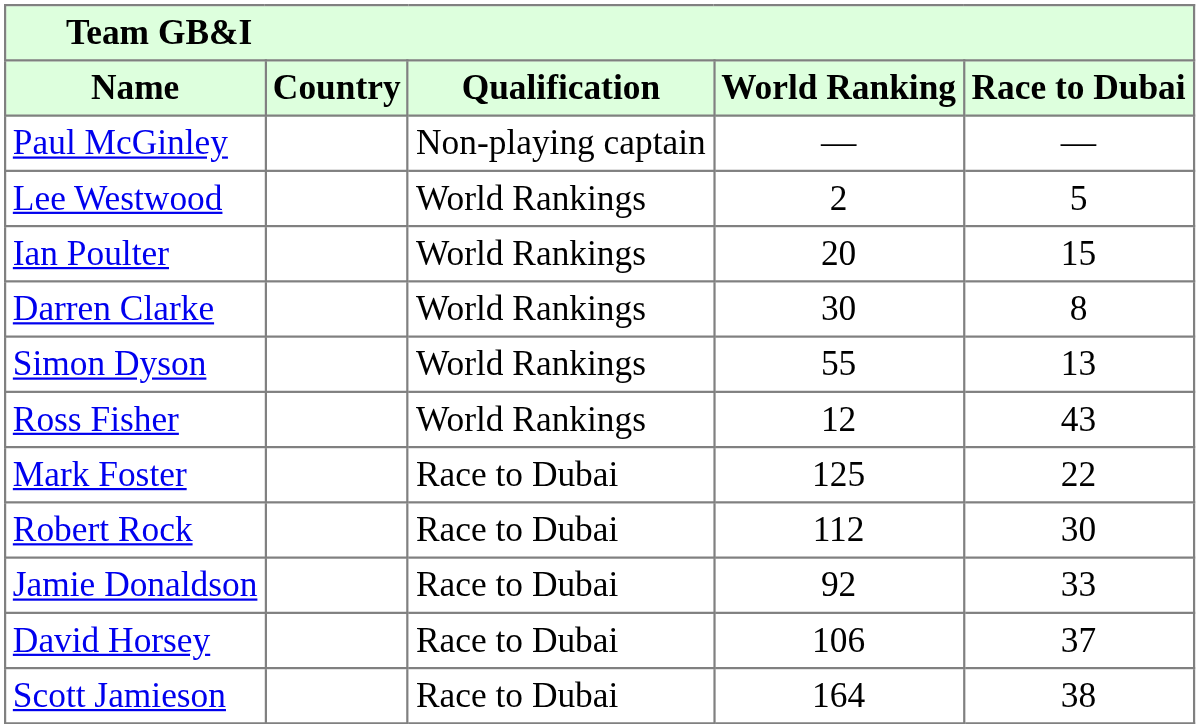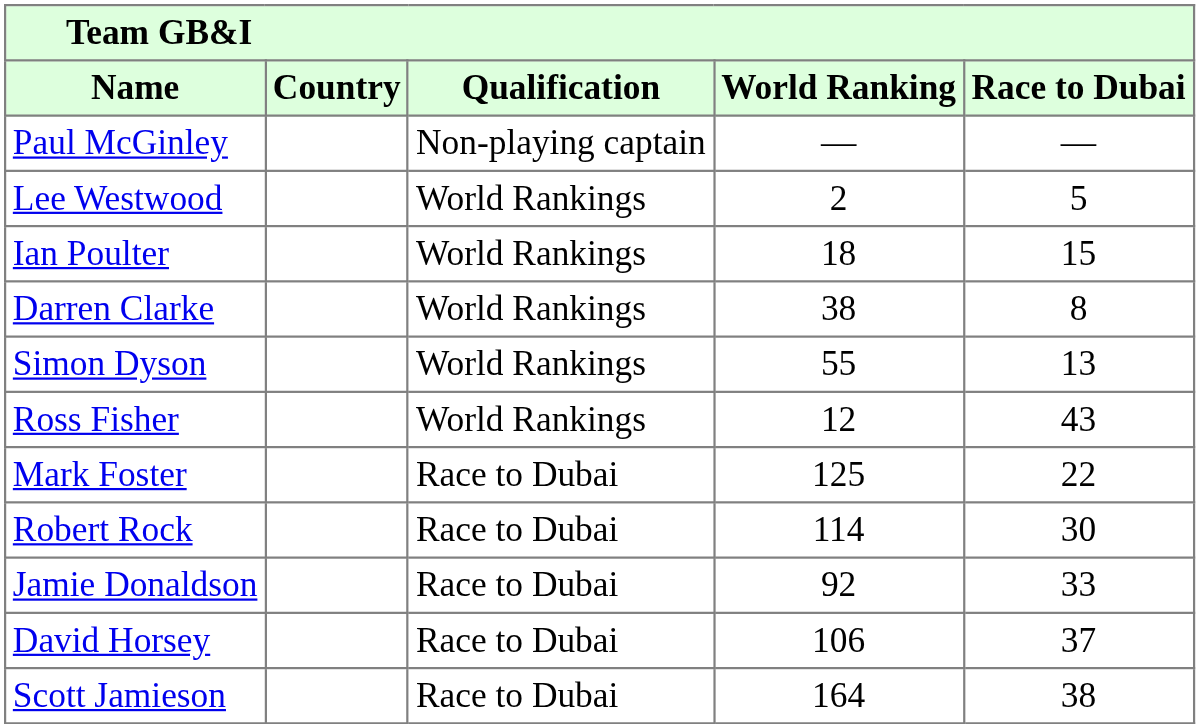(839, 253) 20 -> (839, 253) 18
(839, 308) 30 -> (839, 308) 38
(839, 529) 112 -> (839, 529) 114
